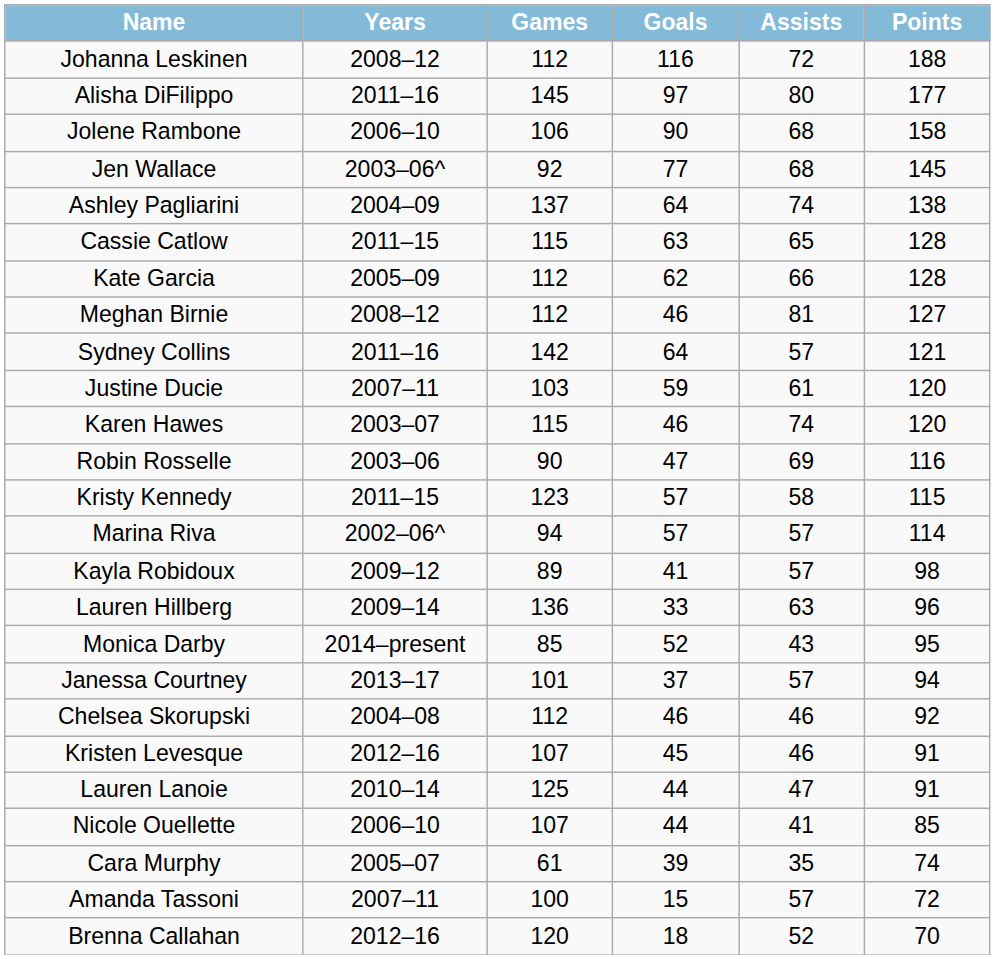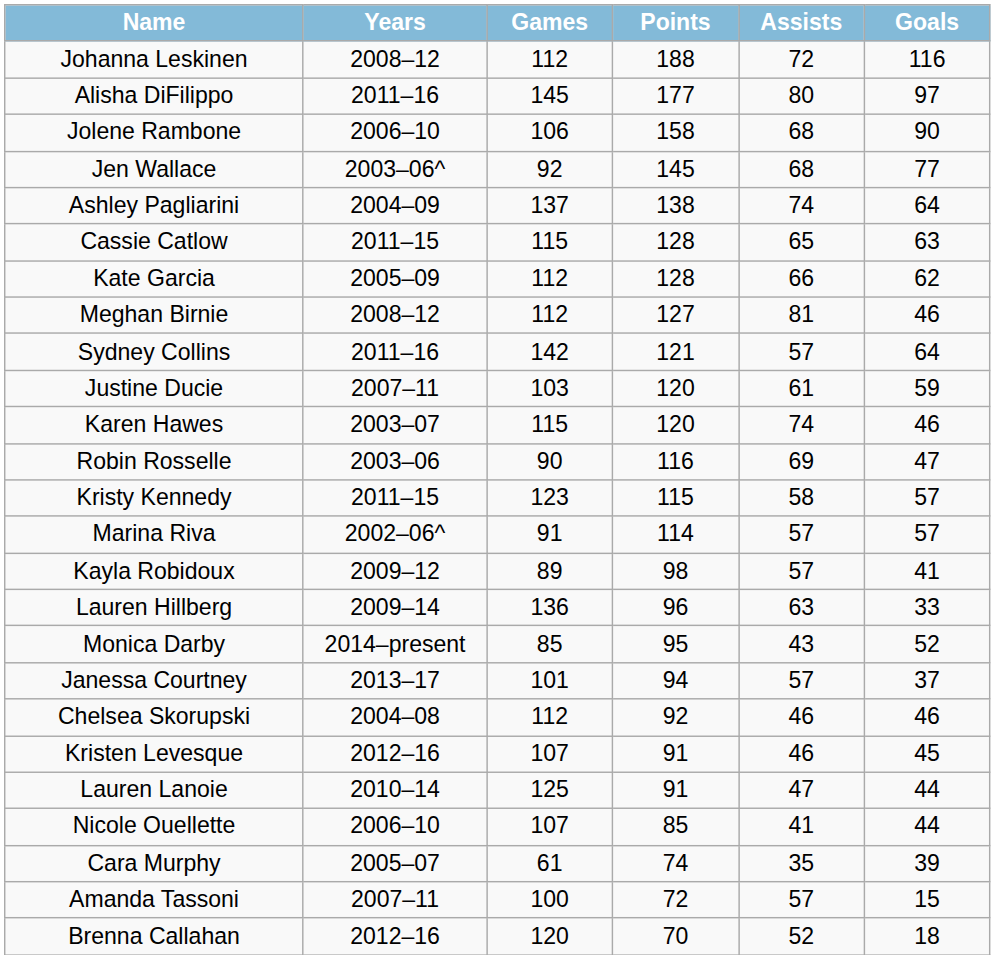columns swapped: (675, 22) <-> (927, 22)
(550, 534) 94 -> (550, 534) 91
